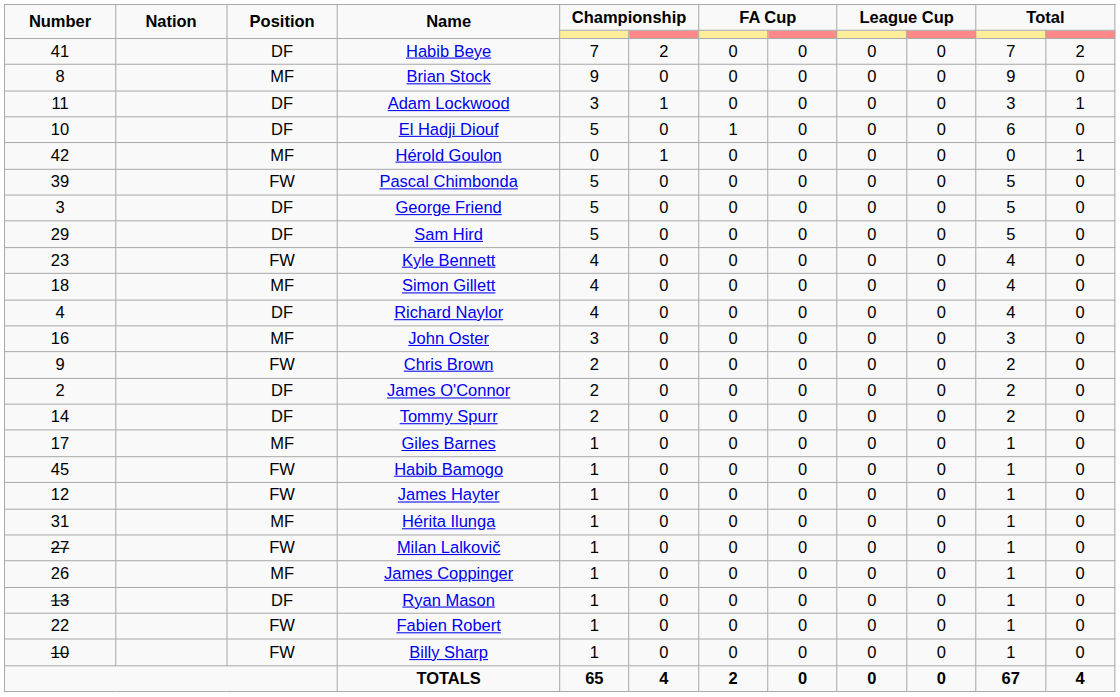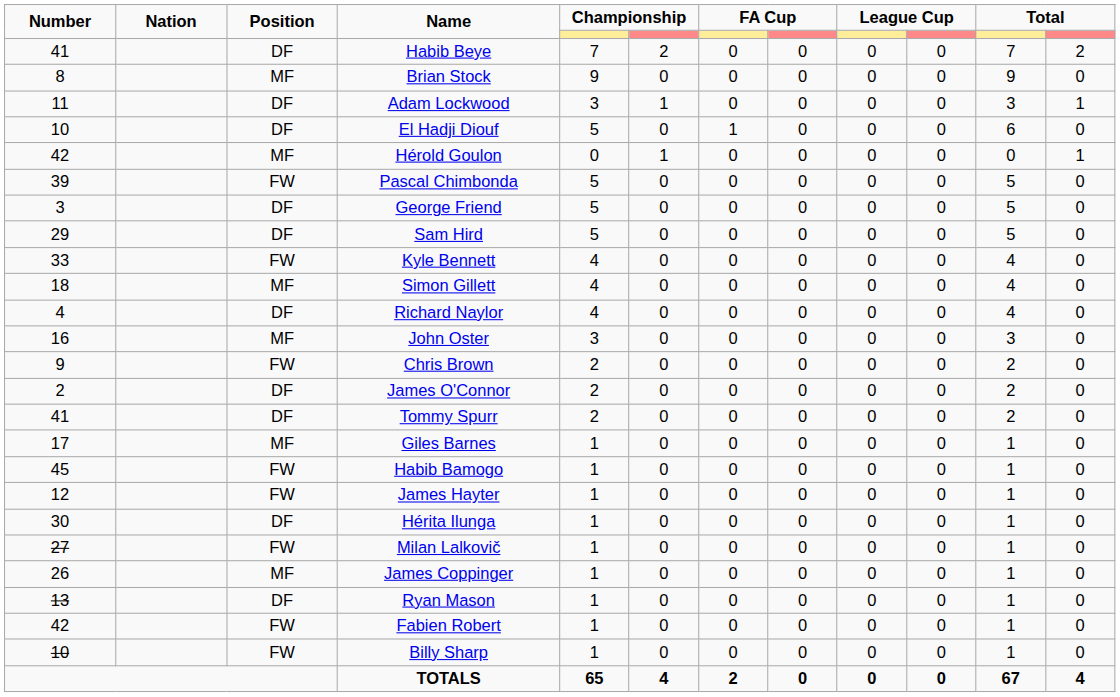(60, 260) 23 -> (60, 260) 33
(60, 417) 14 -> (60, 417) 41
(60, 521) 31 -> (60, 521) 30
(282, 521) MF -> (282, 521) DF
(60, 626) 22 -> (60, 626) 42
